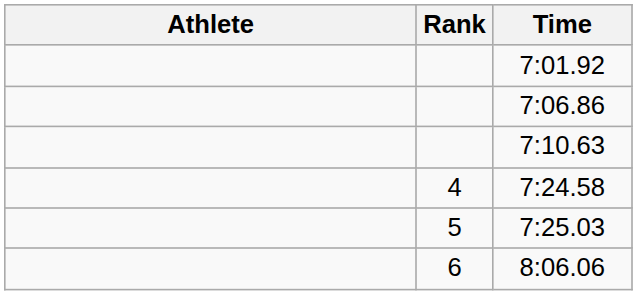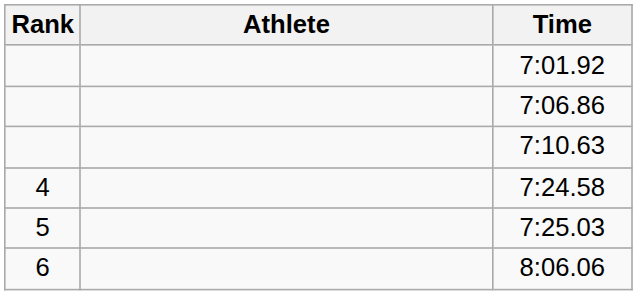columns swapped: (455, 24) <-> (211, 24)
